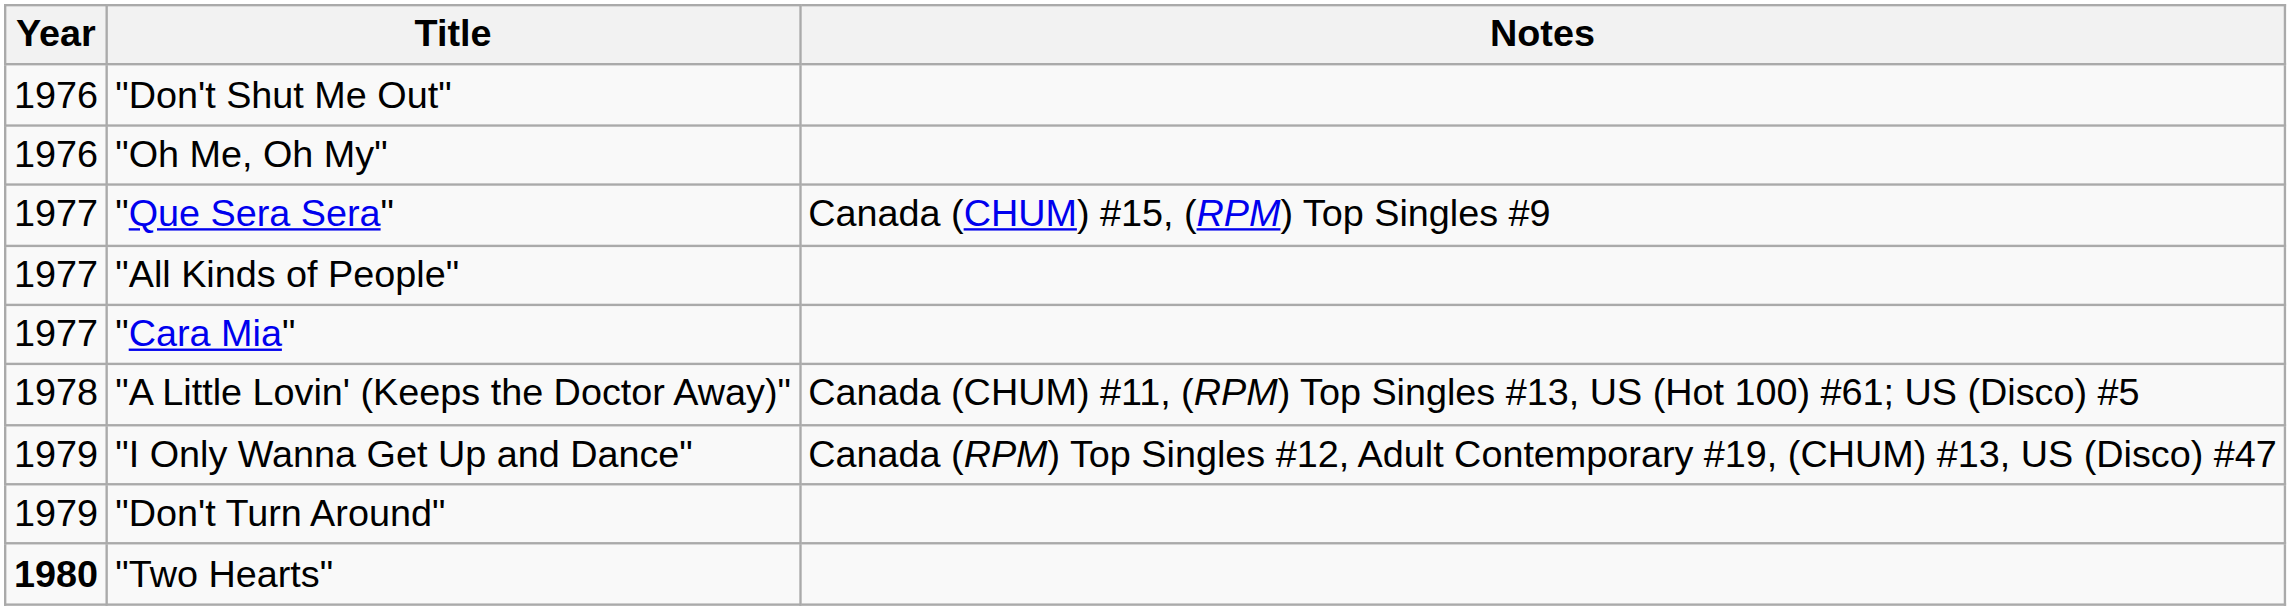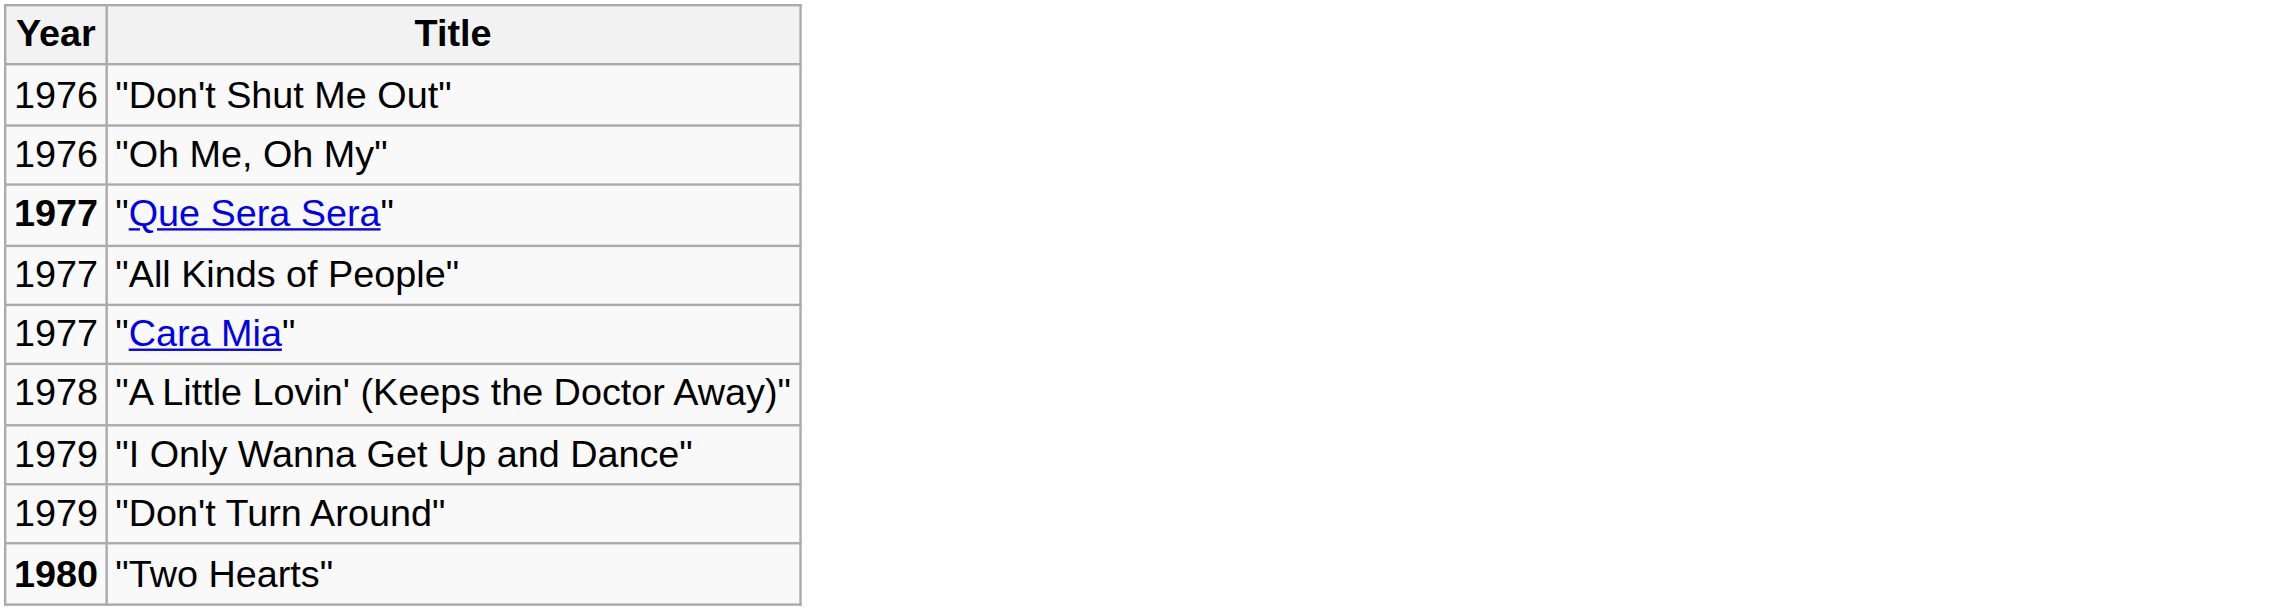- column: (1542, 34)
(56, 214) normal -> (56, 214) bold
